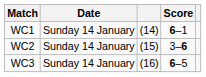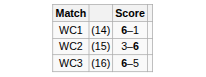- column: (89, 13)
